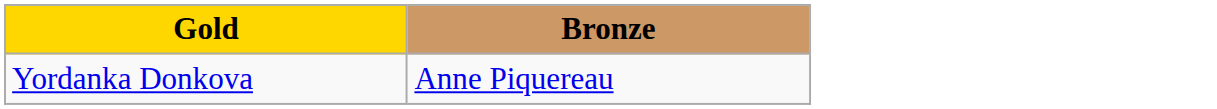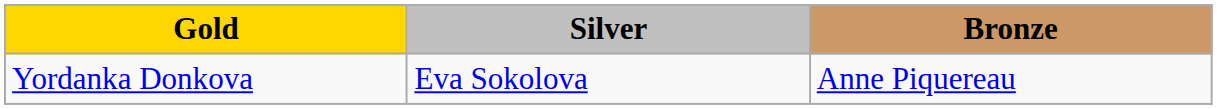+ column: (608, 29)
